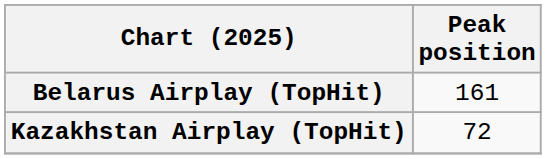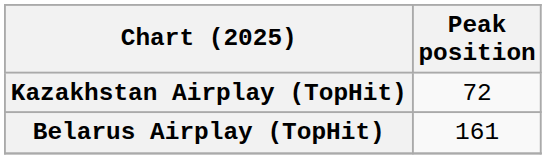rows swapped: (209, 93) <-> (209, 133)
